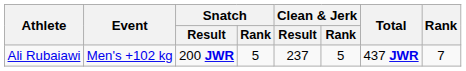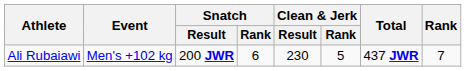(256, 56) 5 -> (256, 56) 6
(298, 56) 237 -> (298, 56) 230
